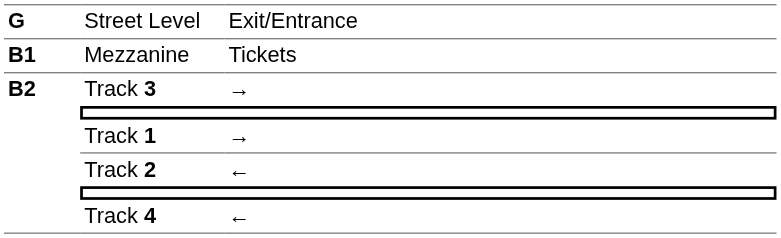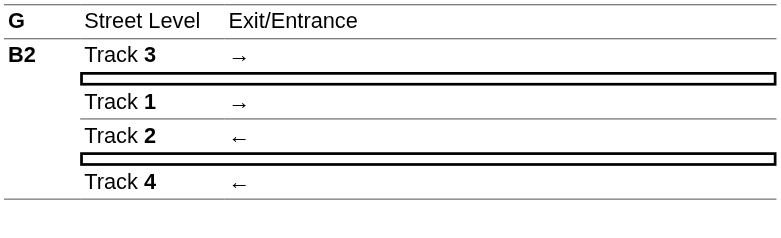- row: (137, 55)
